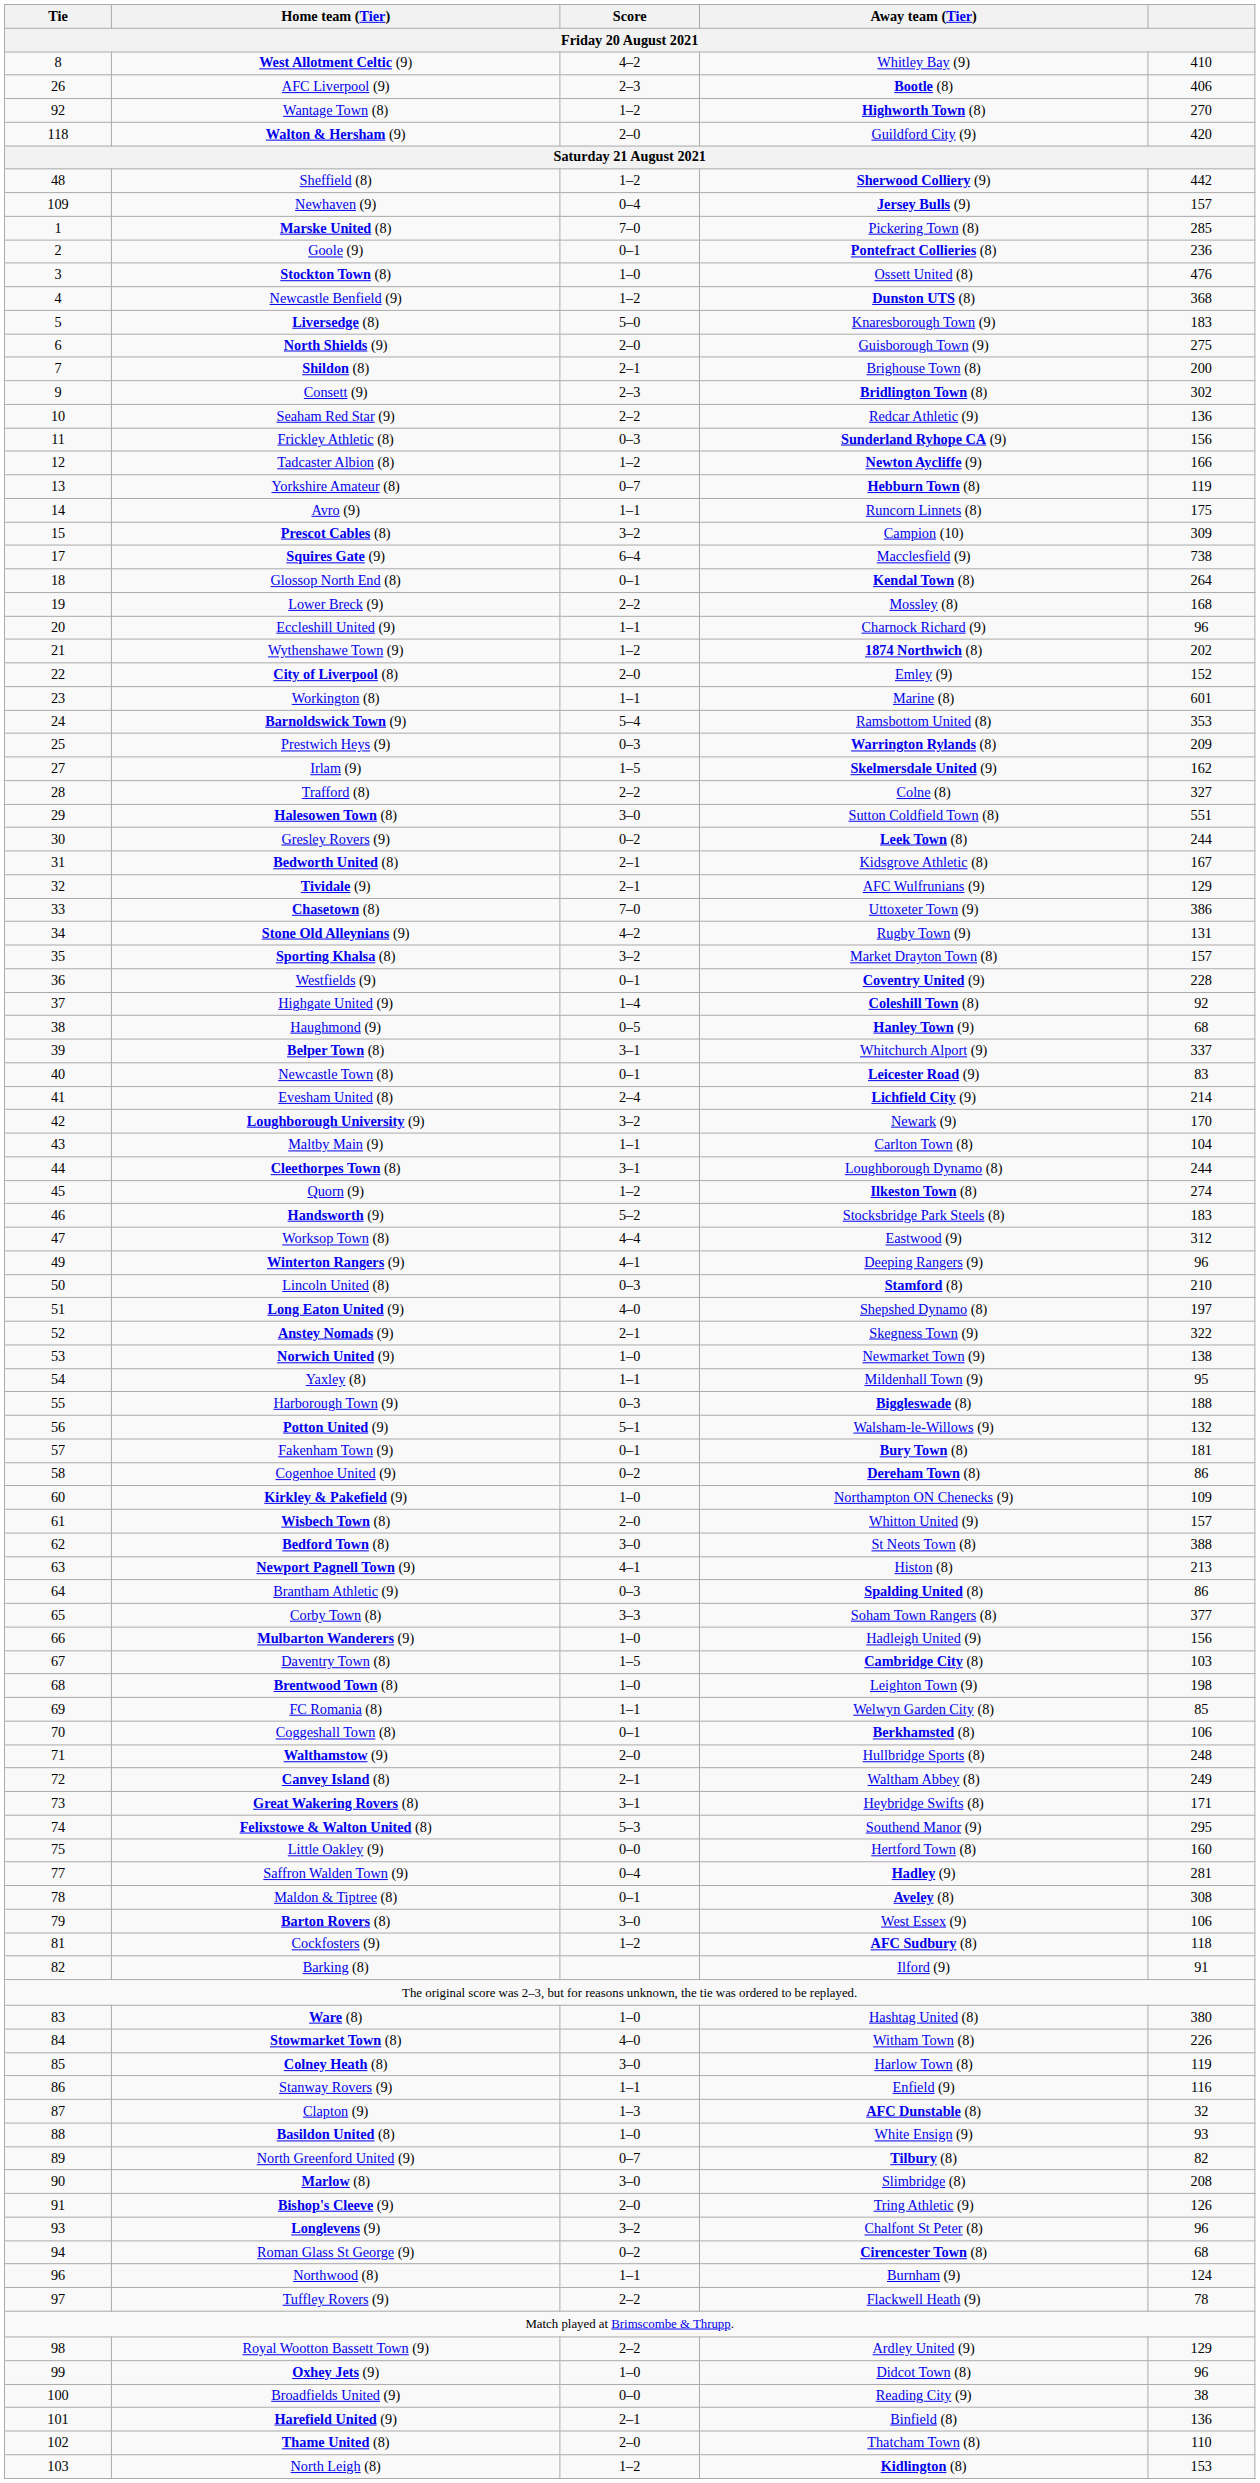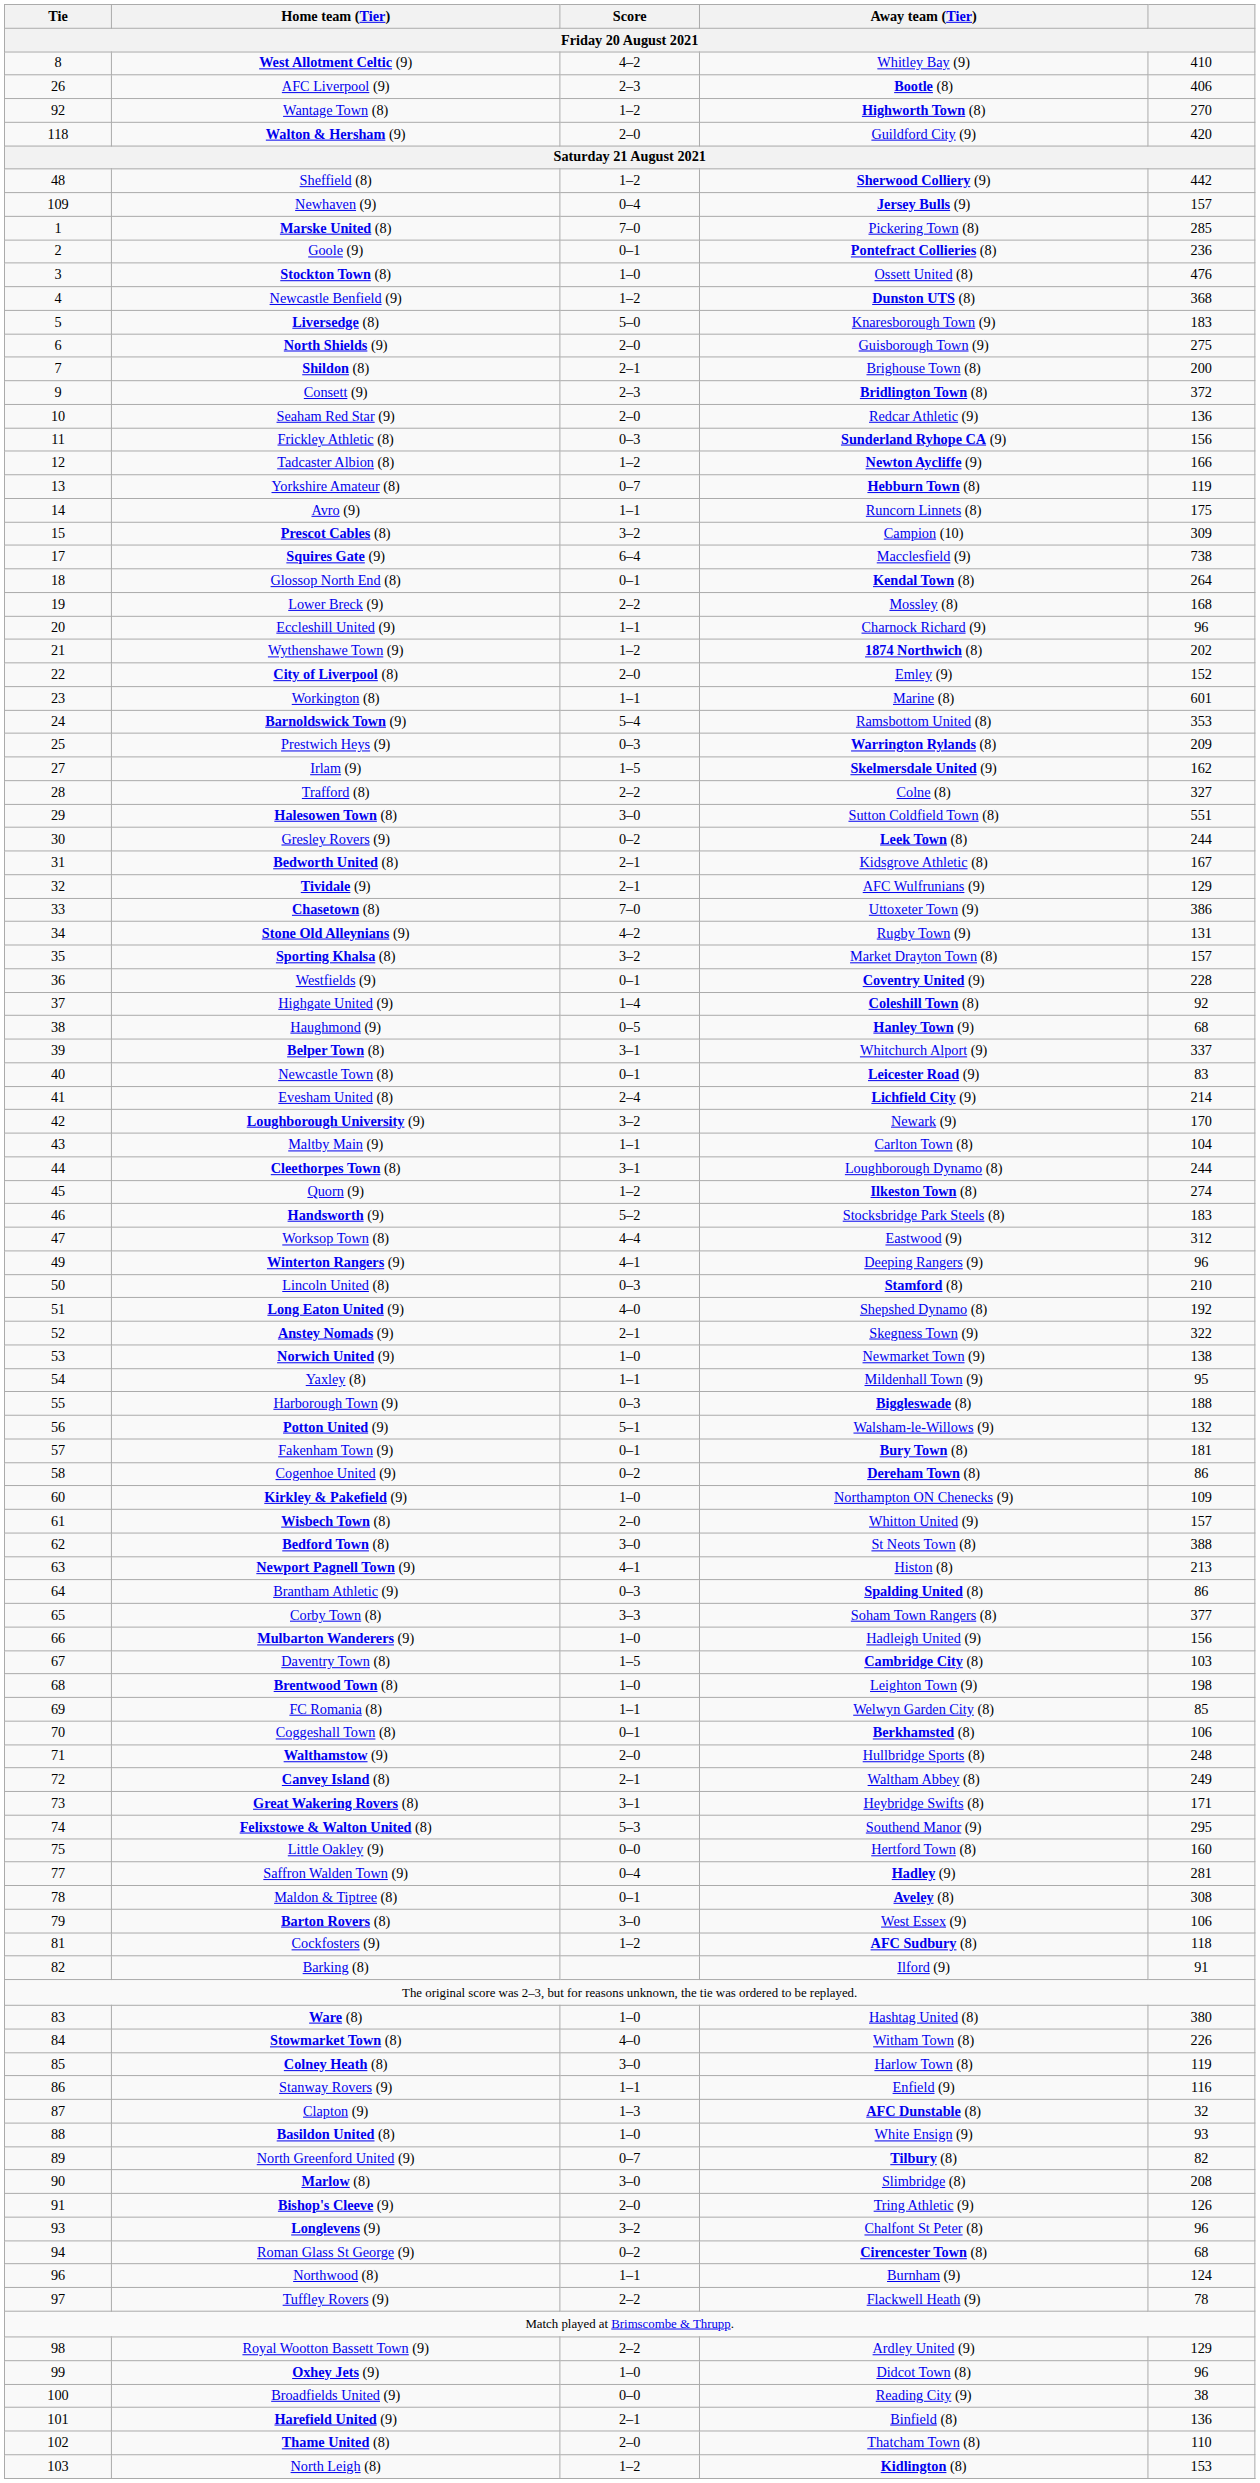(1201, 392) 302 -> (1201, 392) 372
(630, 416) 2–2 -> (630, 416) 2–0
(1201, 1309) 197 -> (1201, 1309) 192
